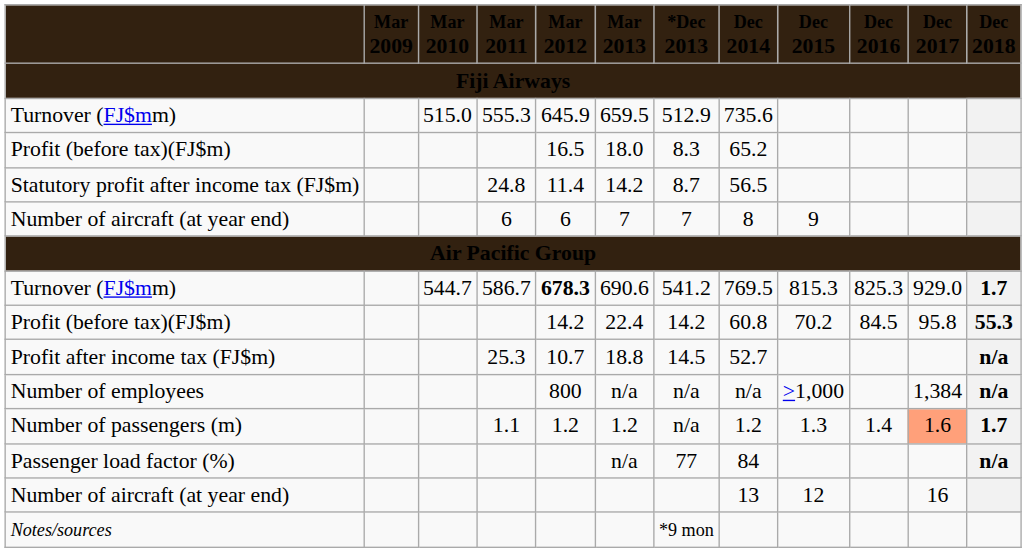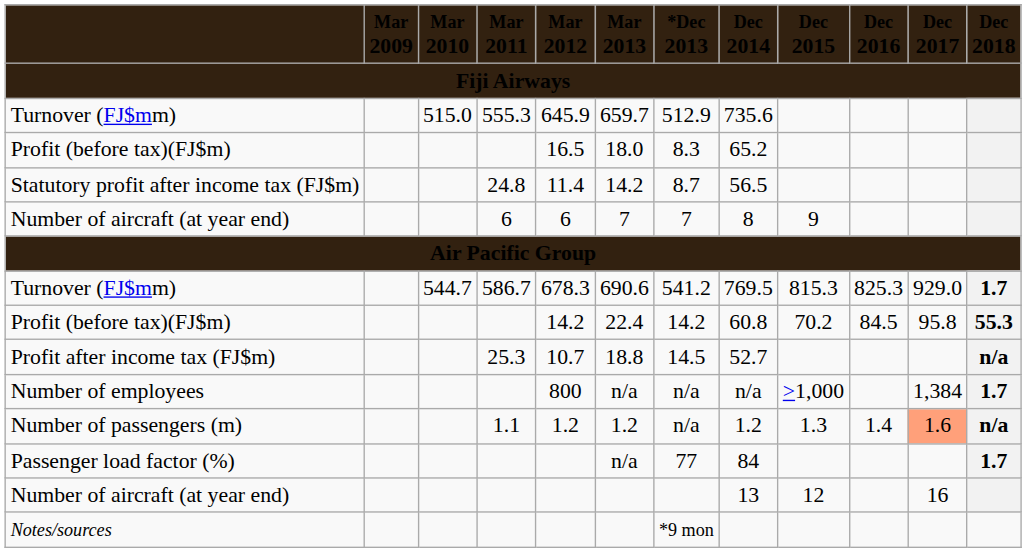(624, 115) 659.5 -> (624, 115) 659.7
(565, 287) bold -> (565, 287) normal
(994, 391) n/a -> (994, 391) 1.7
(994, 425) 1.7 -> (994, 425) n/a
(994, 460) n/a -> (994, 460) 1.7
